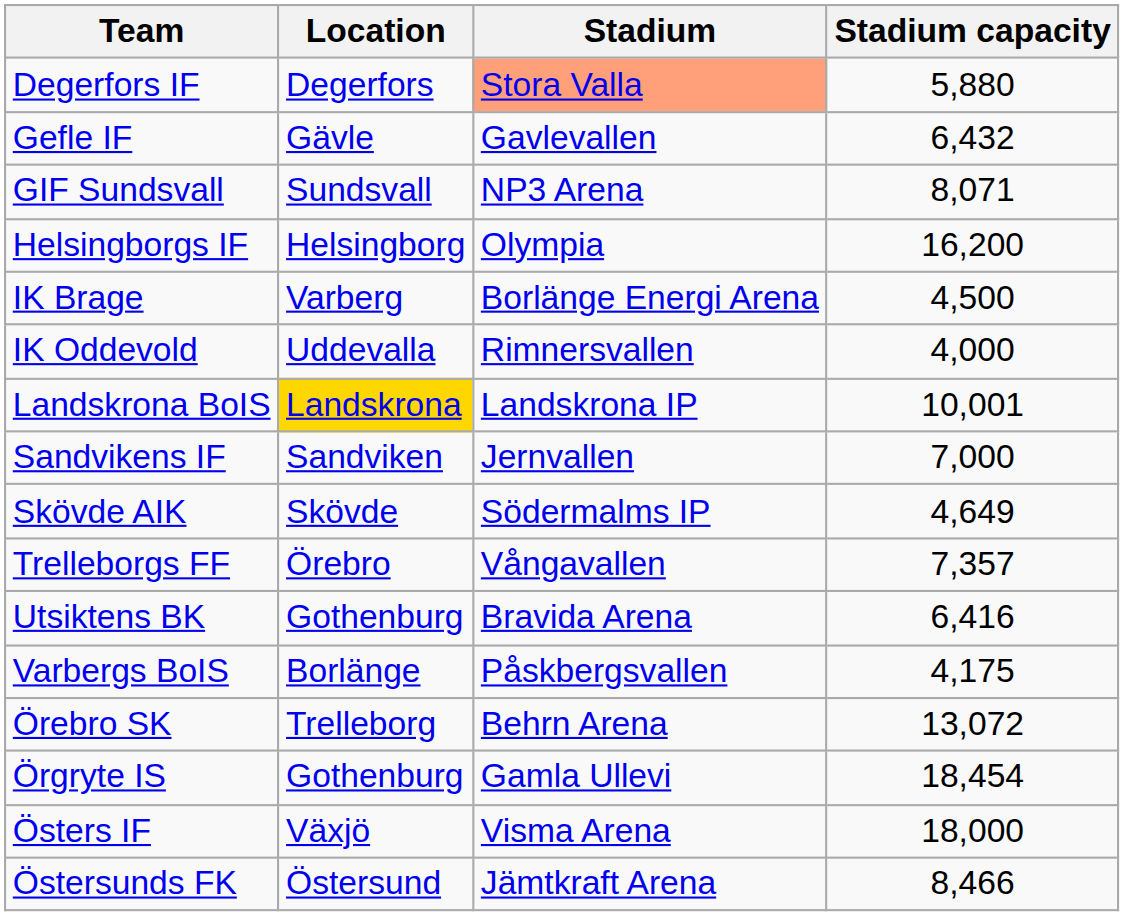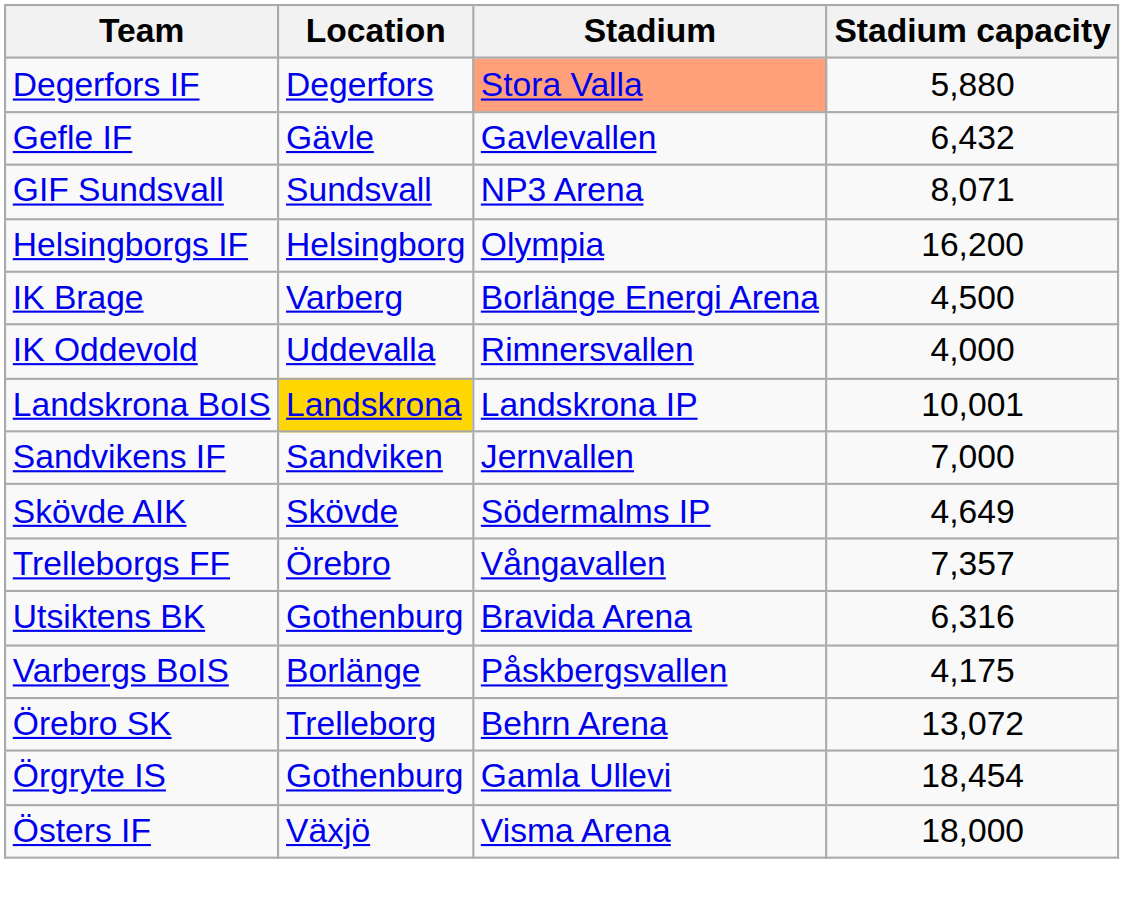(973, 617) 6,416 -> (973, 617) 6,316
- row: (125, 883)
